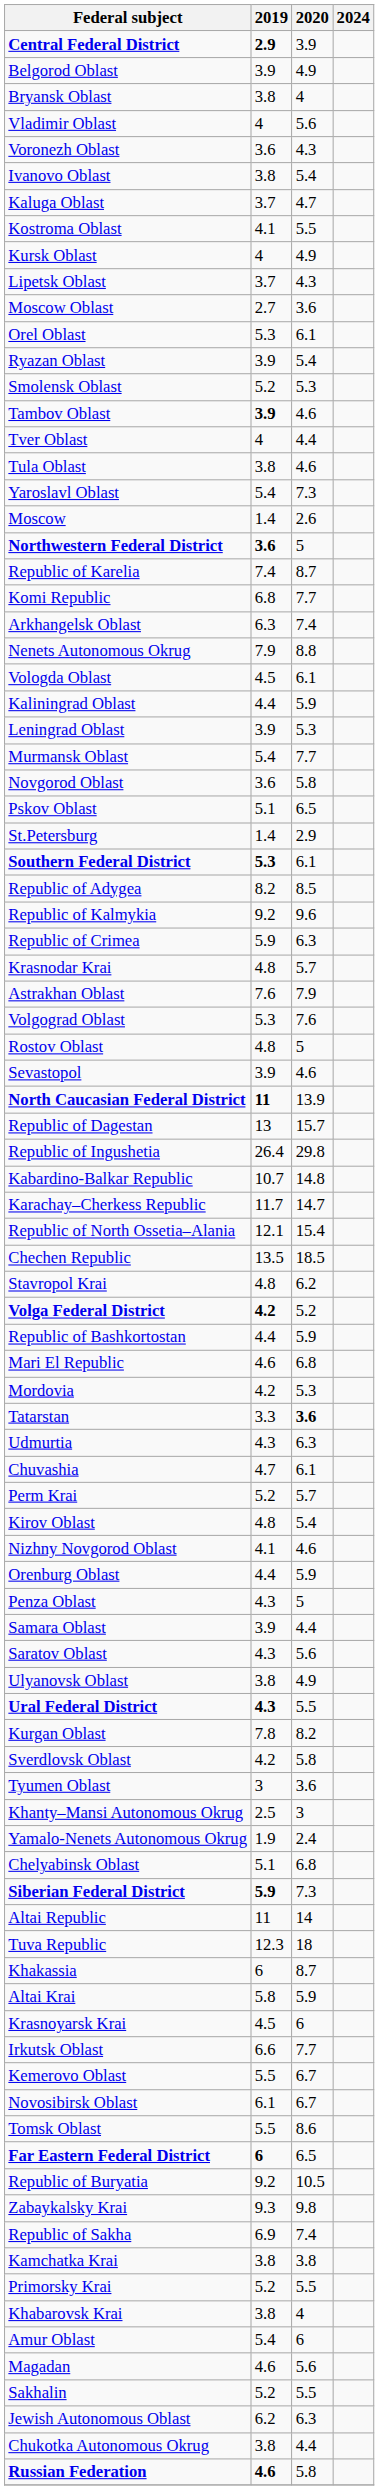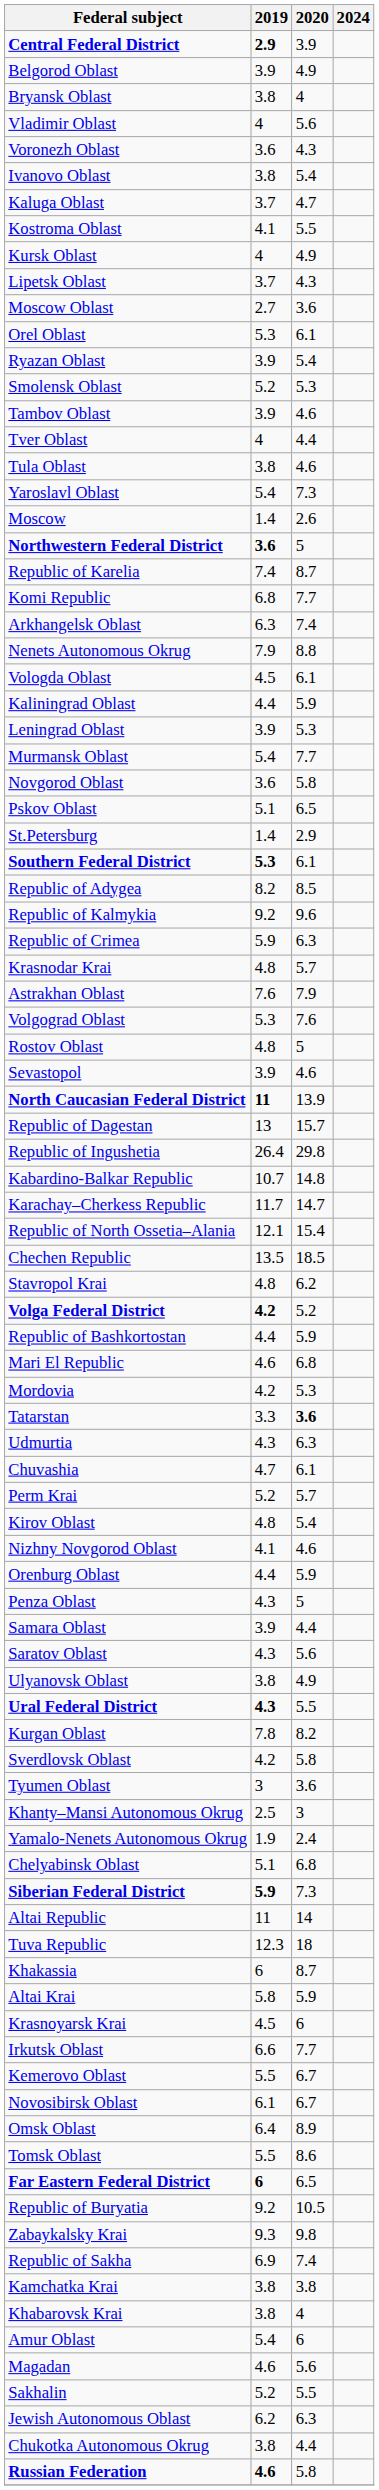(265, 413) bold -> (265, 413) normal
+ row: (52, 2128)
- row: (60, 2287)
